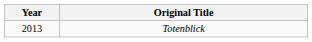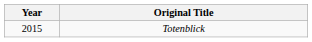(32, 28) 2013 -> (32, 28) 2015
